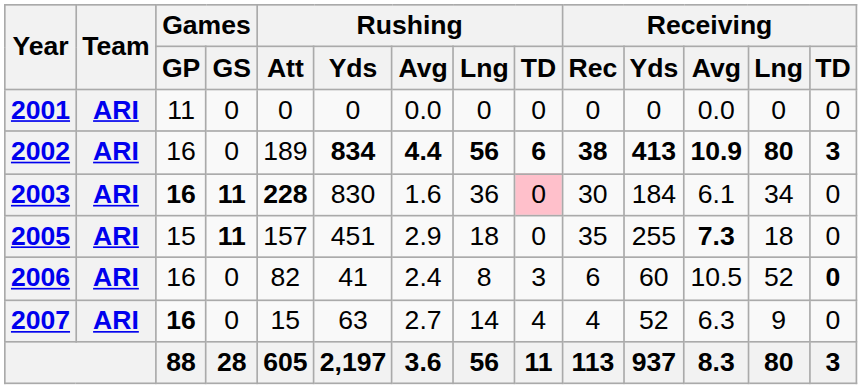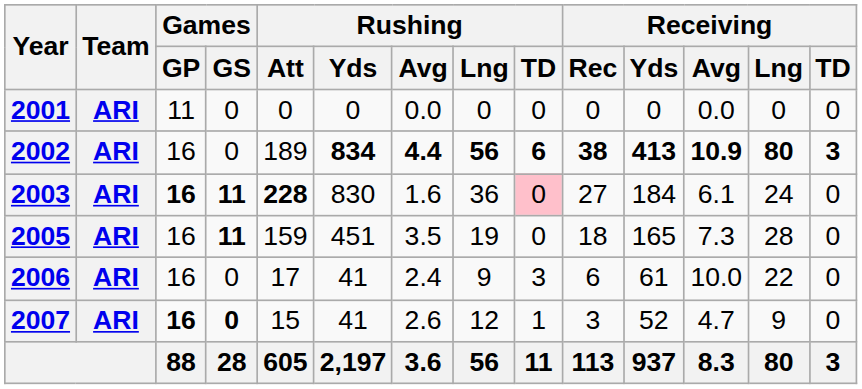(593, 194) 30 -> (593, 194) 27
(779, 194) 34 -> (779, 194) 24
(181, 236) 15 -> (181, 236) 16
(285, 236) 157 -> (285, 236) 159
(423, 236) 2.9 -> (423, 236) 3.5
(484, 236) 18 -> (484, 236) 19
(593, 236) 35 -> (593, 236) 18
(654, 236) 255 -> (654, 236) 165
(716, 236) bold -> (716, 236) normal
(779, 236) 18 -> (779, 236) 28
(285, 278) 82 -> (285, 278) 17
(484, 278) 8 -> (484, 278) 9
(654, 278) 60 -> (654, 278) 61
(716, 278) 10.5 -> (716, 278) 10.0
(779, 278) 52 -> (779, 278) 22
(833, 278) bold -> (833, 278) normal
(232, 320) normal -> (232, 320) bold
(353, 320) 63 -> (353, 320) 41
(423, 320) 2.7 -> (423, 320) 2.6
(484, 320) 14 -> (484, 320) 12
(539, 320) 4 -> (539, 320) 1
(593, 320) 4 -> (593, 320) 3
(716, 320) 6.3 -> (716, 320) 4.7
